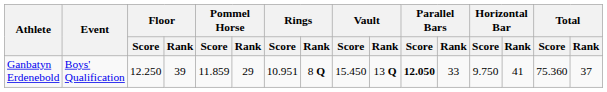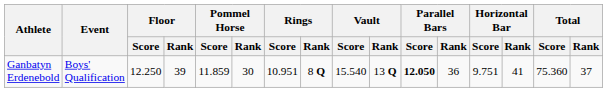(248, 71) 29 -> (248, 71) 30
(351, 71) 15.450 -> (351, 71) 15.540
(454, 71) 33 -> (454, 71) 36
(486, 71) 9.750 -> (486, 71) 9.751
